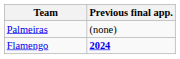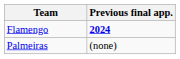rows swapped: (28, 45) <-> (27, 29)
